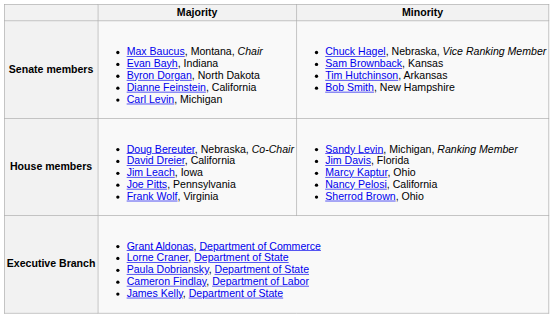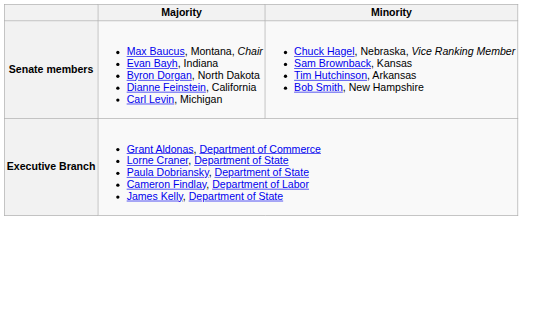- row: (51, 167)
